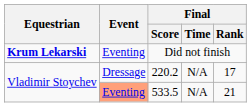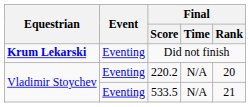(124, 73) Dressage -> (124, 73) Eventing
(230, 73) 17 -> (229, 73) 20
(124, 92) lightsalmon background -> (124, 92) no background
